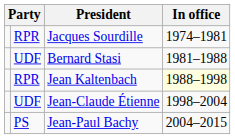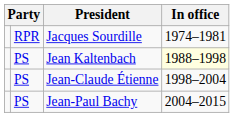- row: (84, 58)
(27, 79) RPR -> (21, 58) PS
(27, 101) UDF -> (21, 79) PS
